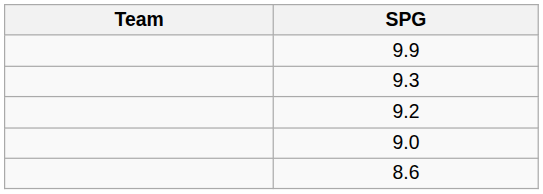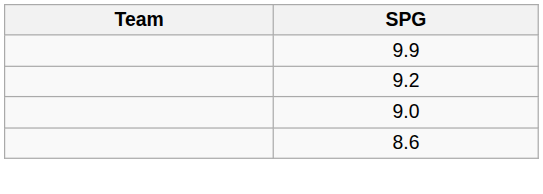- row: (406, 81)
